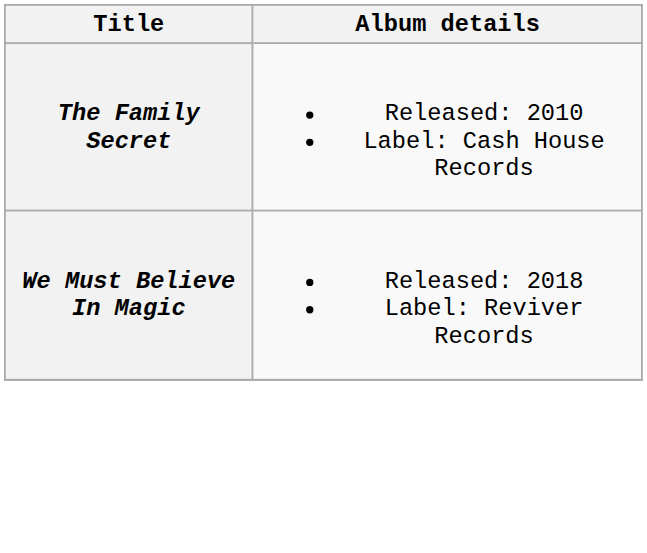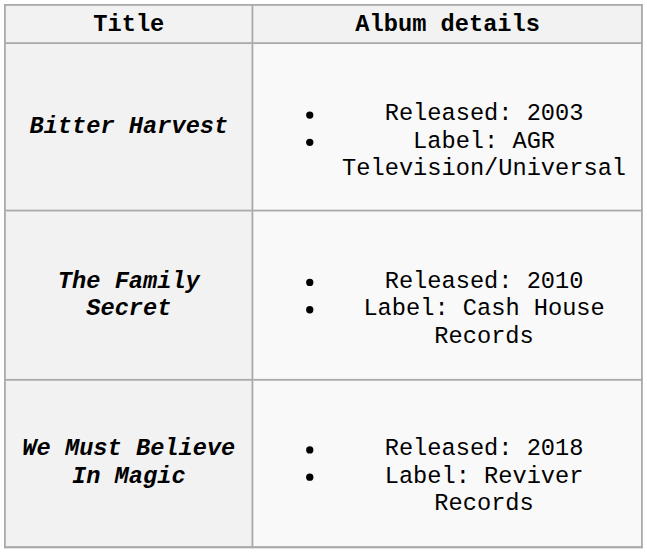+ row: (129, 127)
